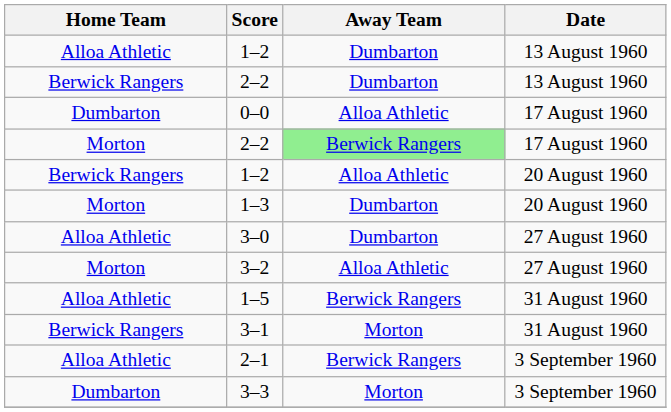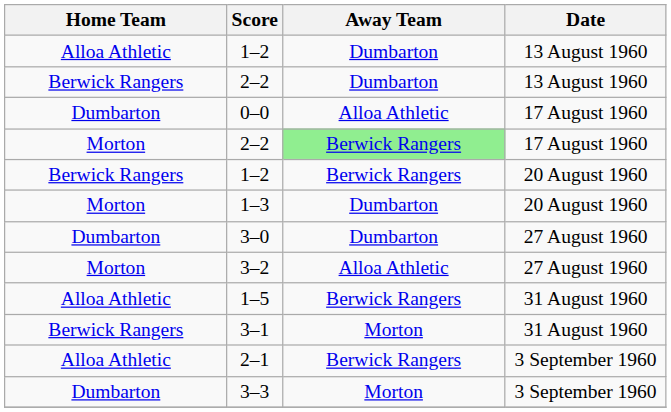(394, 174) Alloa Athletic -> (394, 174) Berwick Rangers
(116, 236) Alloa Athletic -> (116, 236) Dumbarton
